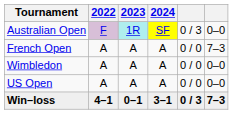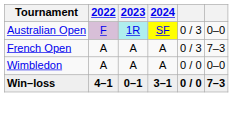(191, 48) 0 / 0 -> (191, 48) 0 / 3
- row: (30, 83)
(191, 100) 0 / 3 -> (191, 83) 0 / 0
